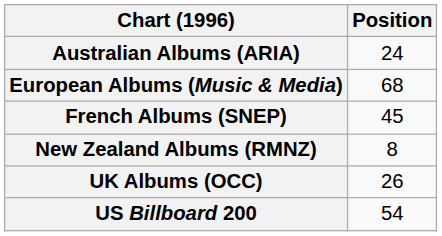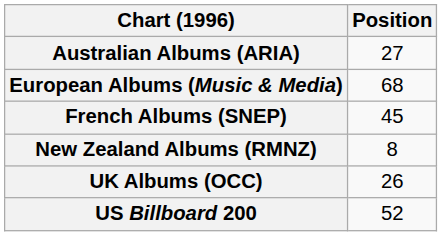(392, 52) 24 -> (392, 52) 27
(392, 213) 54 -> (392, 213) 52
